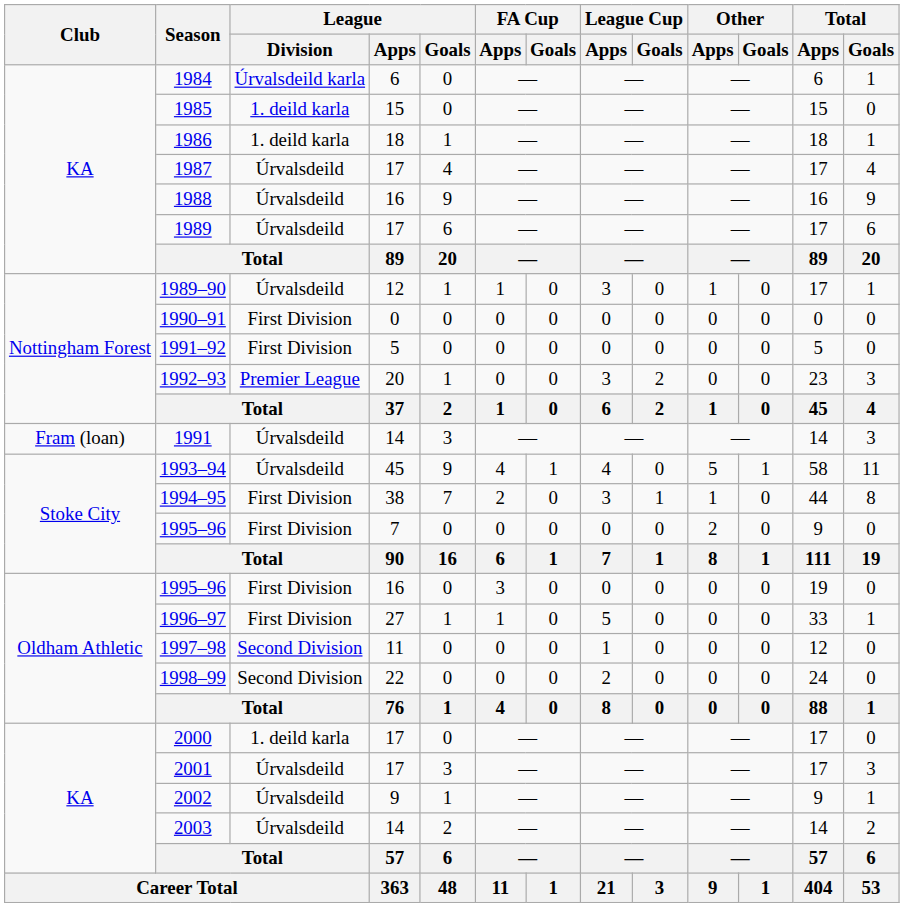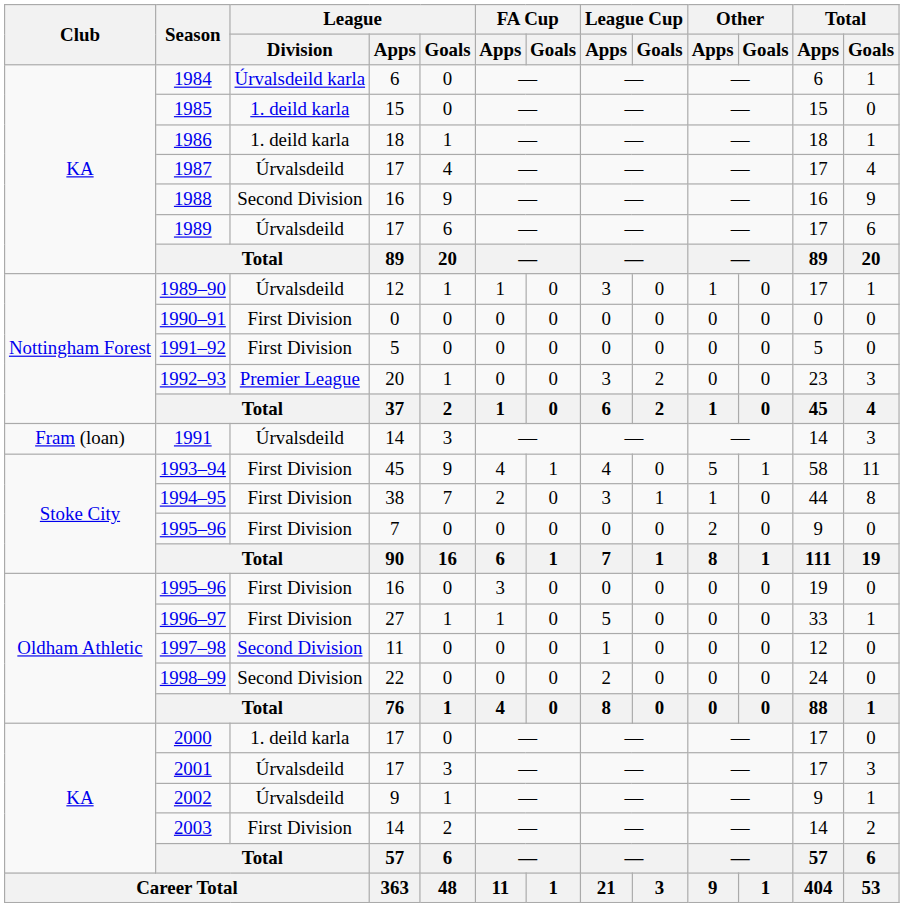(300, 199) Úrvalsdeild -> (300, 199) Second Division
(300, 468) Úrvalsdeild -> (300, 468) First Division
(300, 827) Úrvalsdeild -> (300, 827) First Division
